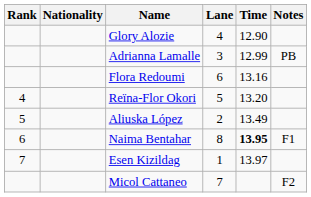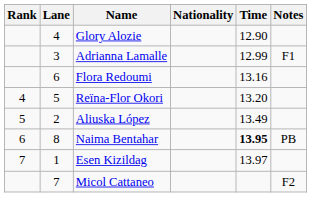columns swapped: (220, 15) <-> (73, 15)
(288, 56) PB -> (288, 56) F1
(288, 139) F1 -> (288, 139) PB
